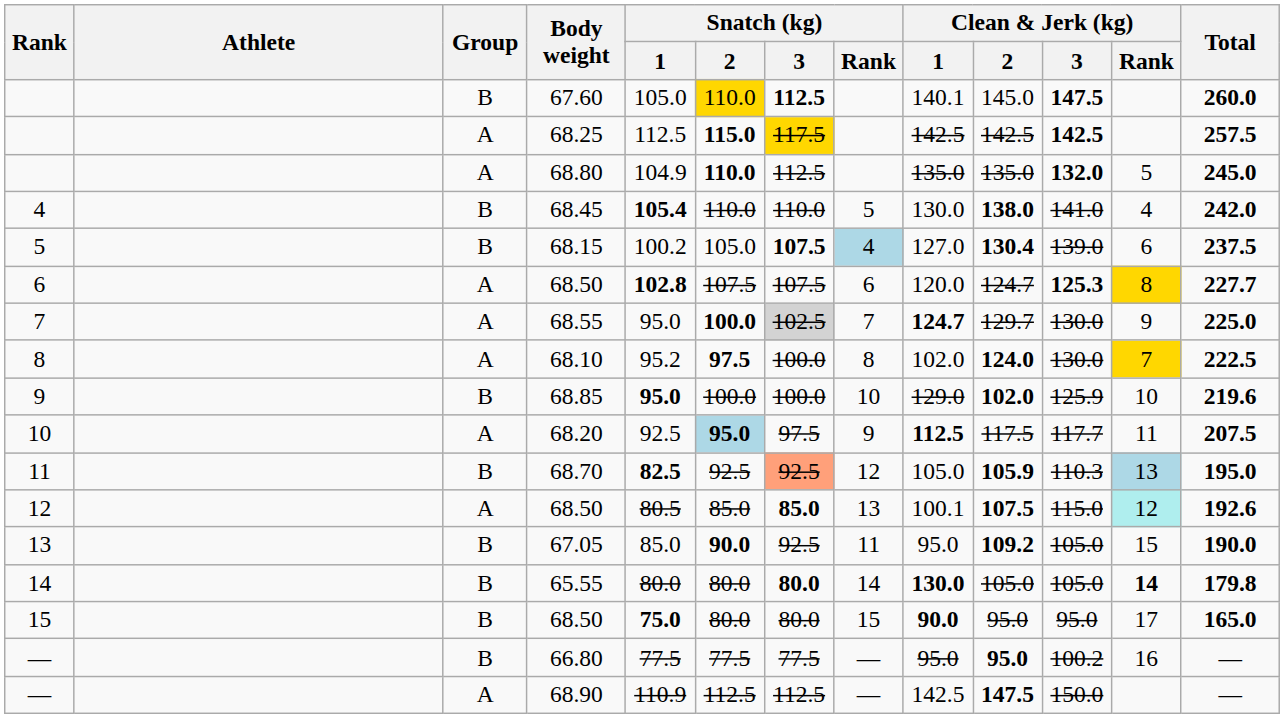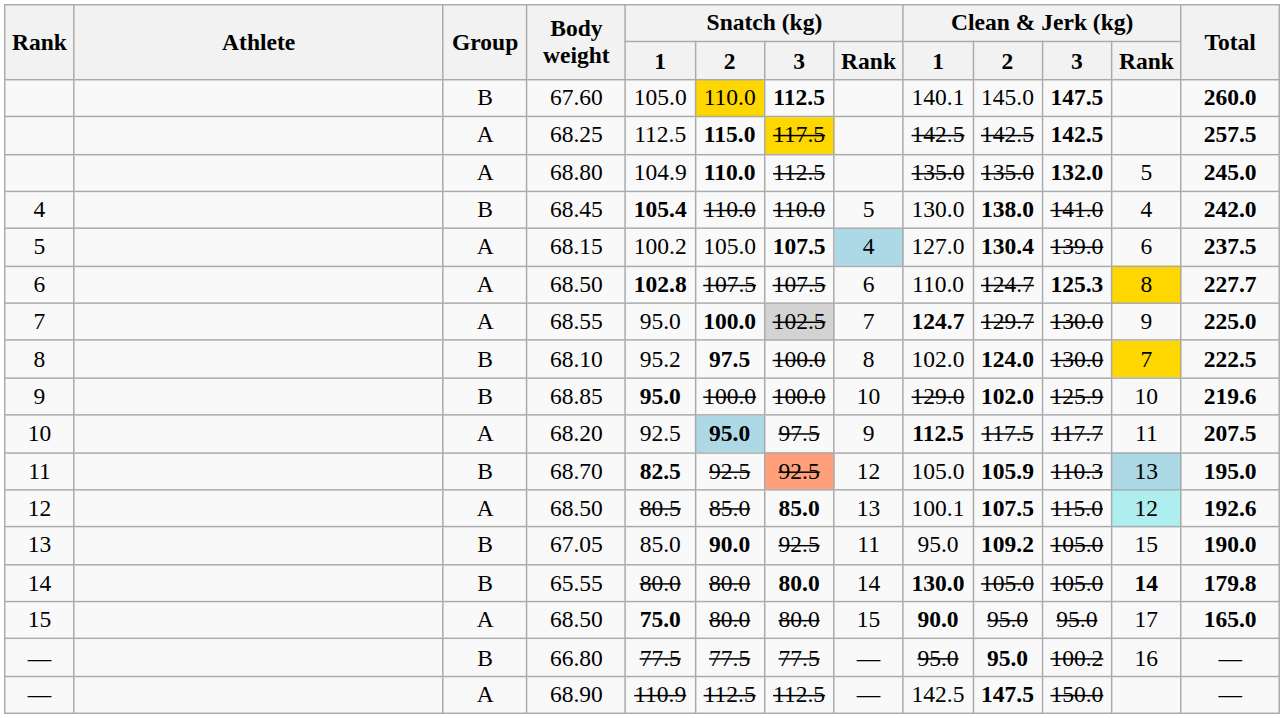(485, 246) B -> (485, 246) A
(938, 284) 120.0 -> (938, 284) 110.0
(485, 358) A -> (485, 358) B
(485, 619) B -> (485, 619) A
